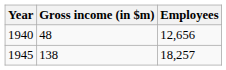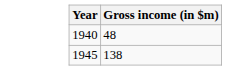- column: (189, 15)
